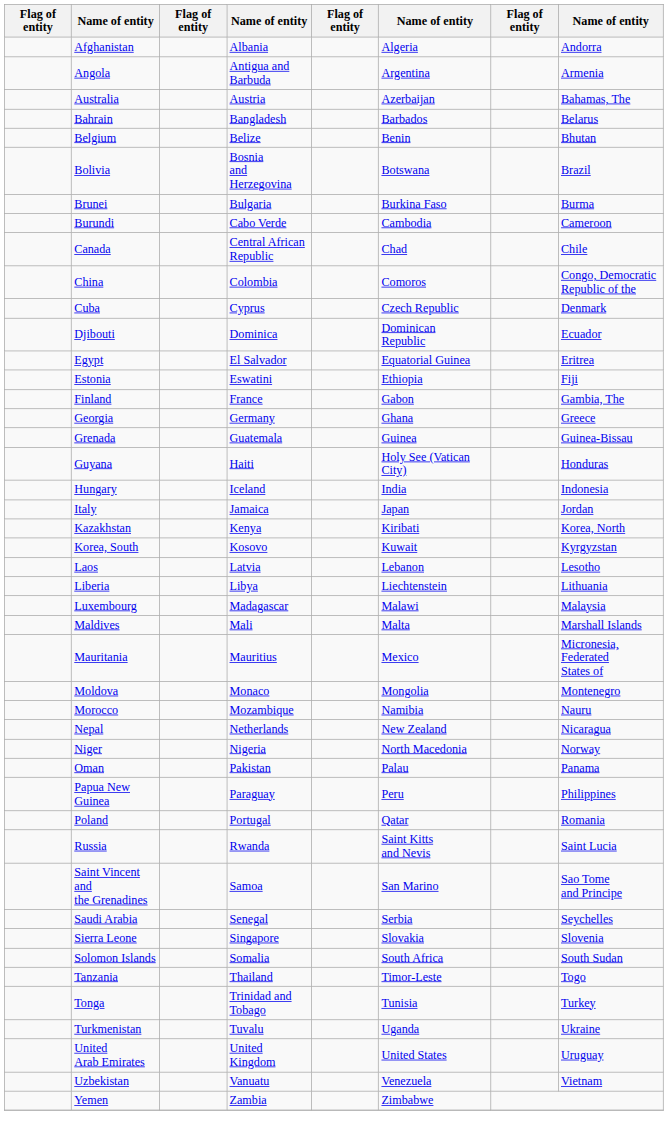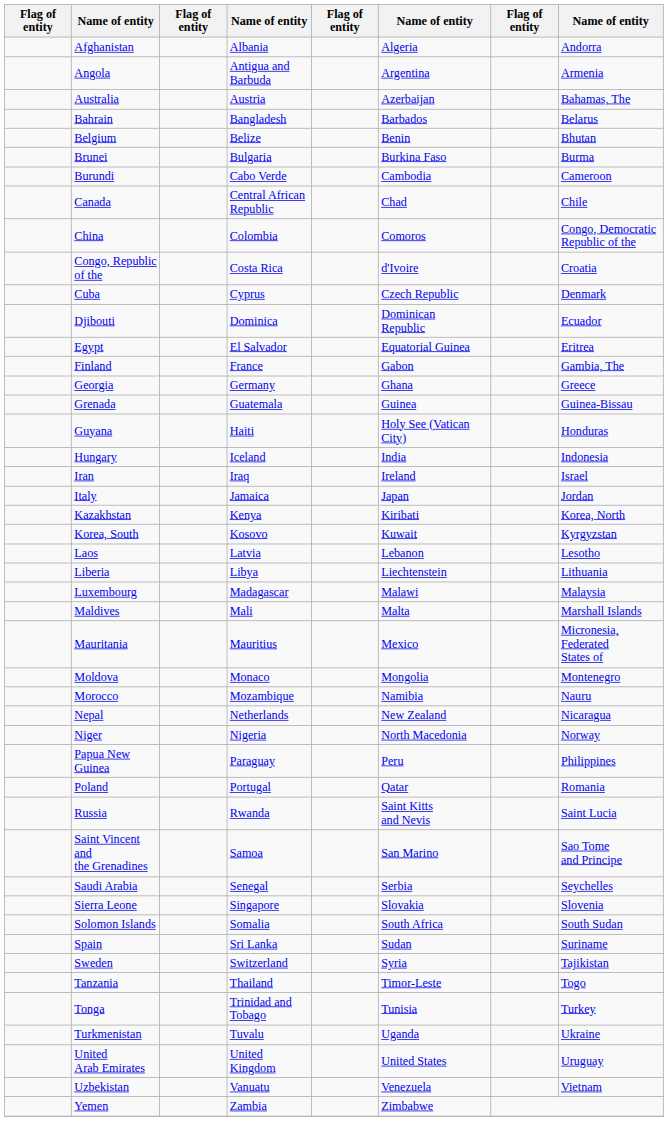- row: (92, 170)
+ row: (116, 268)
- row: (93, 379)
+ row: (84, 476)
- row: (89, 768)
+ row: (88, 944)
+ row: (94, 963)
